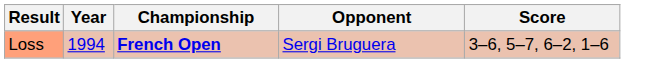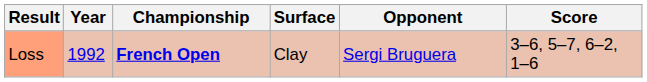+ column: (305, 17)
(86, 44) 1994 -> (86, 53) 1992
